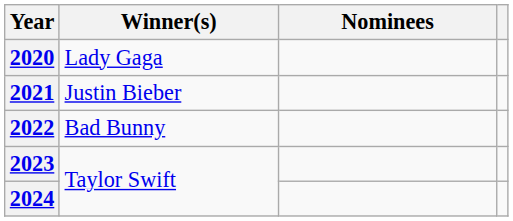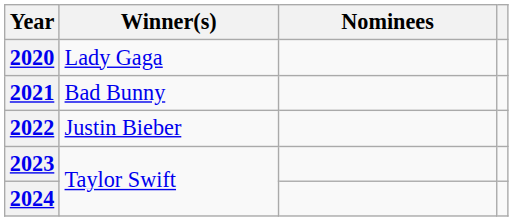(123, 92) Justin Bieber -> (115, 92) Bad Bunny
(115, 127) Bad Bunny -> (123, 127) Justin Bieber
